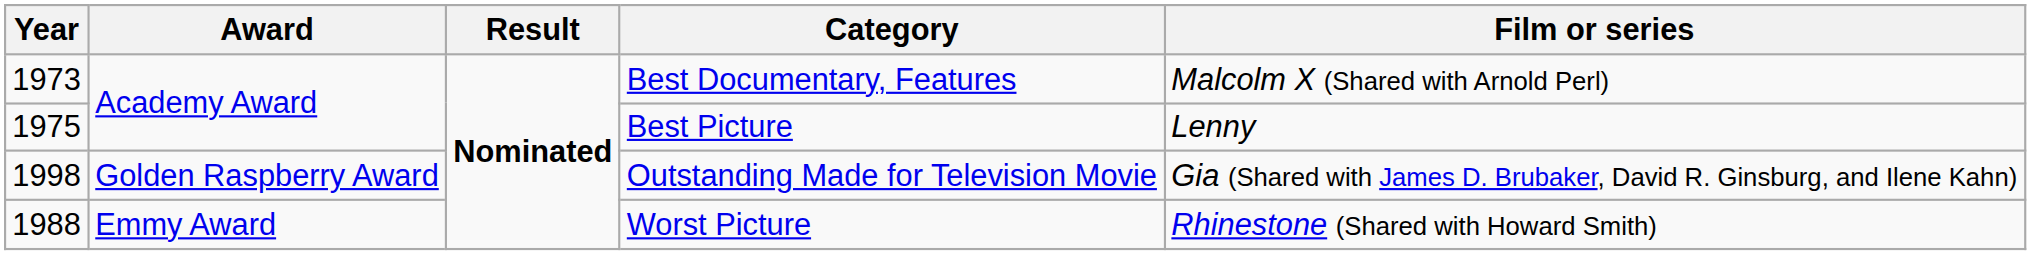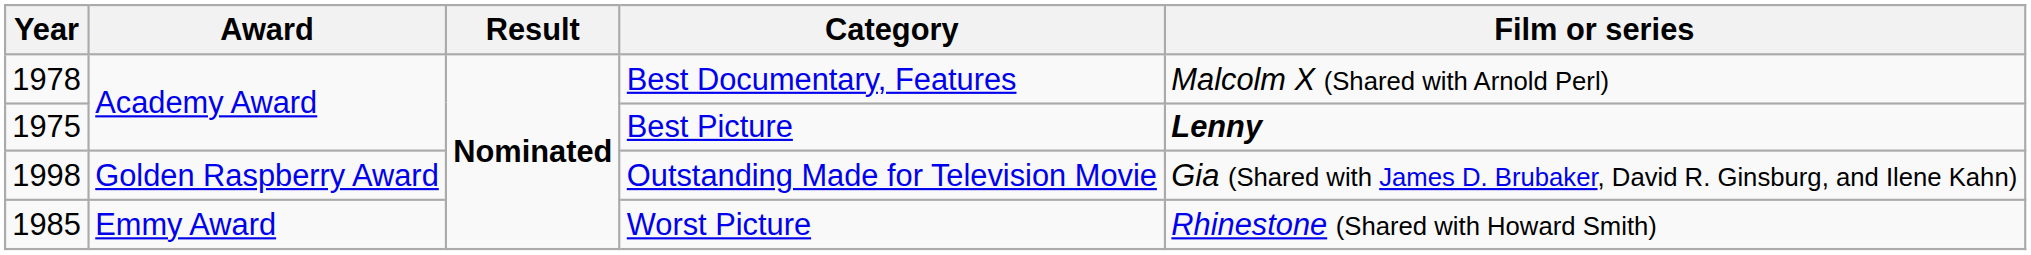(47, 78) 1973 -> (47, 78) 1978
(1213, 127) normal -> (1217, 127) bold
(47, 225) 1988 -> (47, 225) 1985
